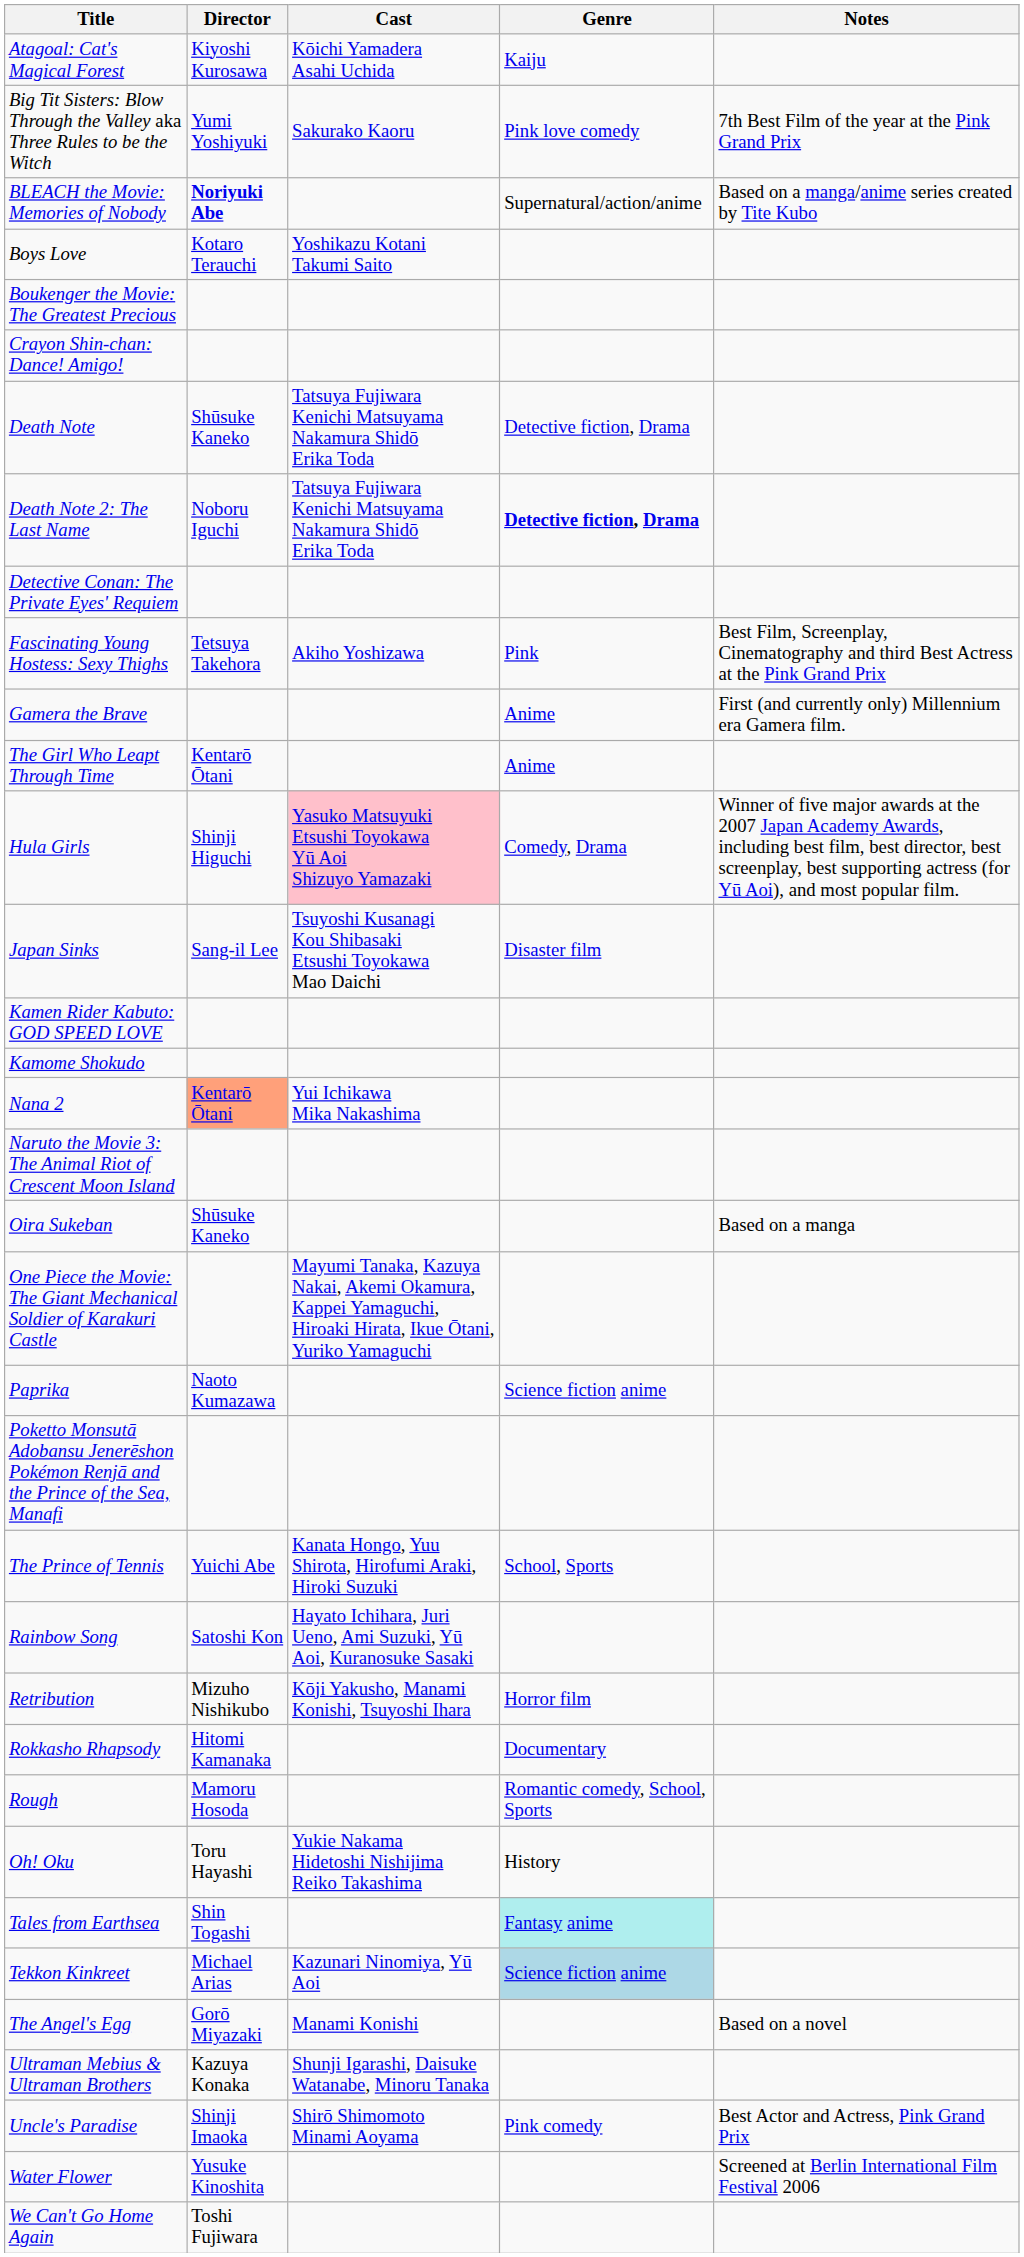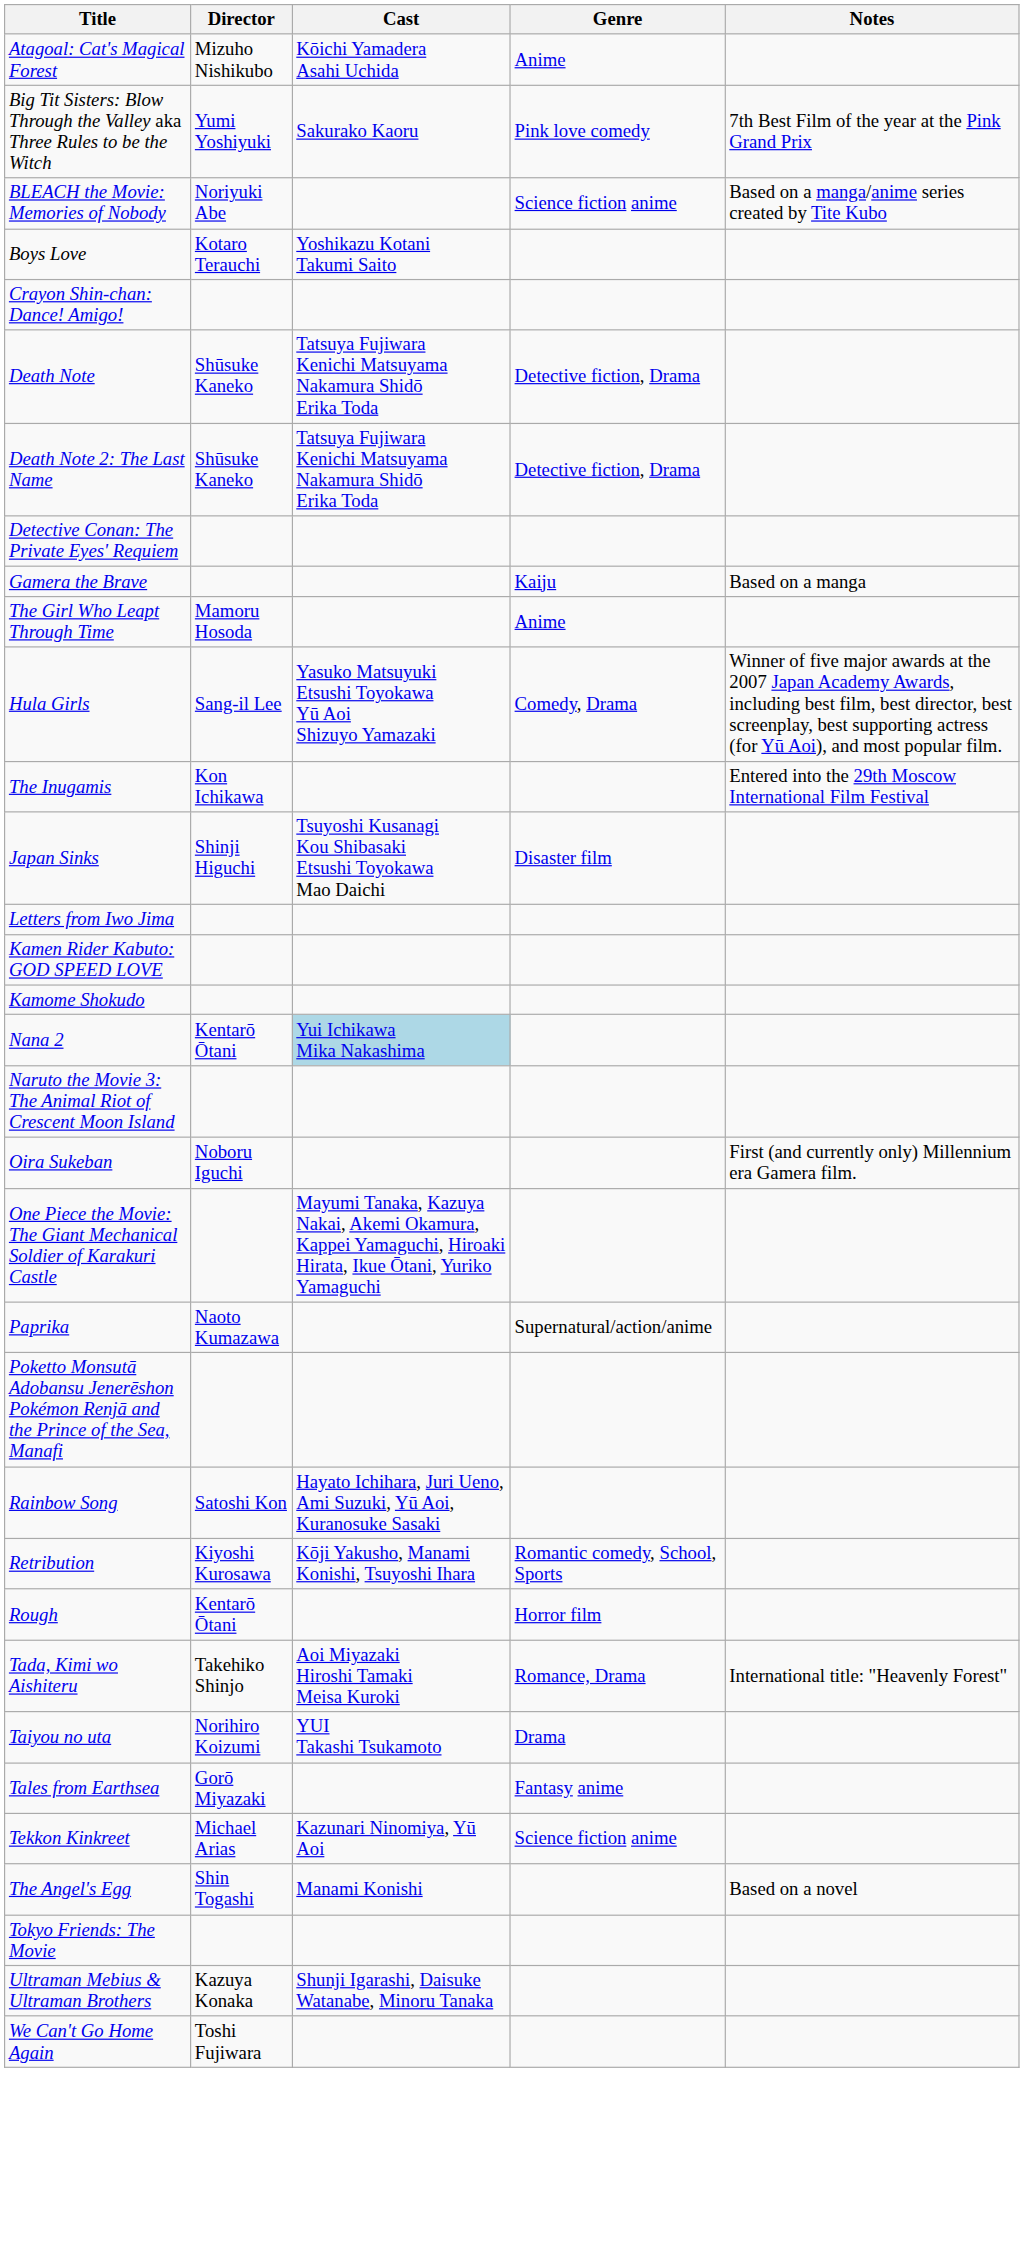(229, 59) Kiyoshi Kurosawa -> (234, 59) Mizuho Nishikubo
(525, 59) Kaiju -> (540, 59) Anime
(227, 203) bold -> (229, 203) normal
(603, 203) Supernatural/action/anime -> (596, 203) Science fiction anime
- row: (92, 304)
(220, 520) Noboru Iguchi -> (227, 469) Shūsuke Kaneko
(602, 520) bold -> (607, 469) normal
- row: (88, 653)
(530, 714) Anime -> (535, 581) Kaiju
(859, 714) First (and currently only) Millennium era Gamera film. -> (798, 581) Based on a manga
(221, 765) Kentarō Ōtani -> (227, 621) Mamoru Hosoda
(221, 847) Shinji Higuchi -> (238, 703) Sang-il Lee
(362, 847) pink background -> (366, 703) no background
+ row: (60, 786)
(235, 950) Sang-il Lee -> (225, 858) Shinji Higuchi
+ row: (91, 919)
(221, 1103) lightsalmon background -> (225, 1040) no background
(356, 1103) no background -> (360, 1040) lightblue background
(223, 1225) Shūsuke Kaneko -> (223, 1162) Noboru Iguchi
(787, 1225) Based on a manga -> (870, 1162) First (and currently only) Millennium era Gamera film.
(585, 1390) Science fiction anime -> (613, 1327) Supernatural/action/anime
- row: (86, 1565)
(230, 1698) Mizuho Nishikubo -> (233, 1563) Kiyoshi Kurosawa
(548, 1698) Horror film -> (615, 1563) Romantic comedy, School, Sports
- row: (85, 1749)
(223, 1800) Mamoru Hosoda -> (225, 1614) Kentarō Ōtani
(605, 1800) Romantic comedy, School, Sports -> (558, 1614) Horror film
+ row: (63, 1675)
+ row: (60, 1737)
- row: (41, 1861)
(221, 1922) Shin Togashi -> (230, 1787) Gorō Miyazaki
(559, 1922) paleturquoise background -> (569, 1787) no background
(585, 1973) lightblue background -> (596, 1838) no background
(226, 2024) Gorō Miyazaki -> (224, 1889) Shin Togashi
+ row: (82, 1940)
- row: (73, 2125)
- row: (60, 2176)
